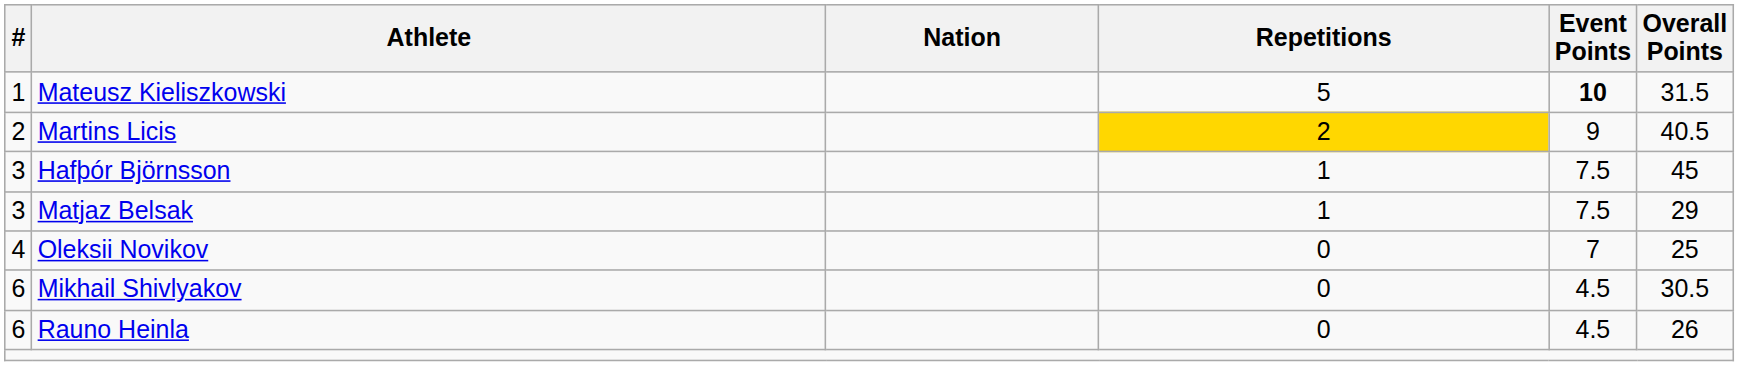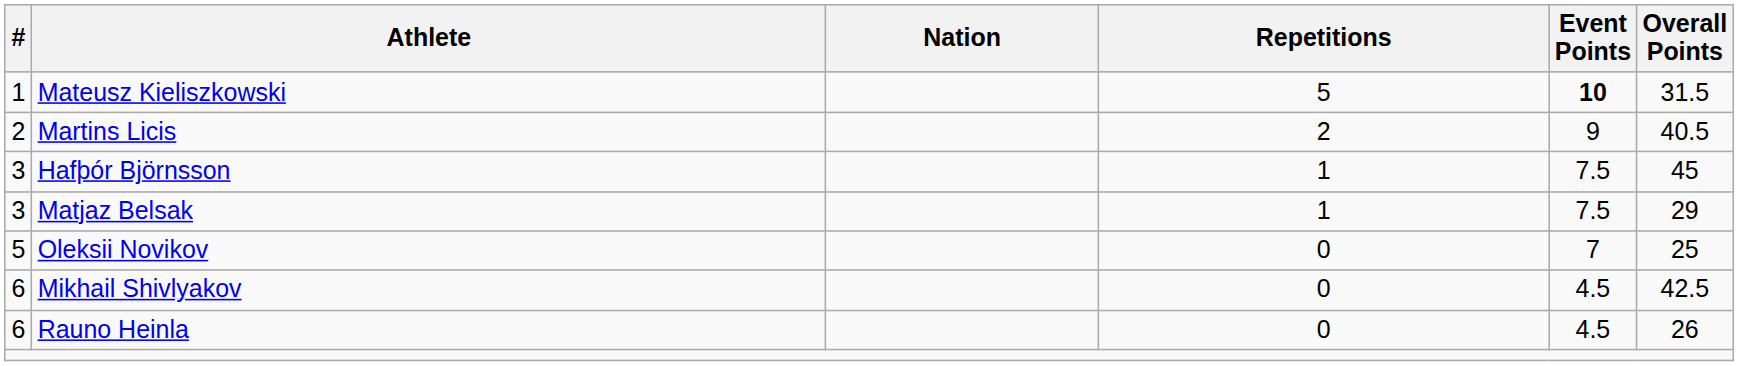(1324, 131) gold background -> (1324, 131) no background
(18, 250) 4 -> (18, 250) 5
(1685, 289) 30.5 -> (1685, 289) 42.5
